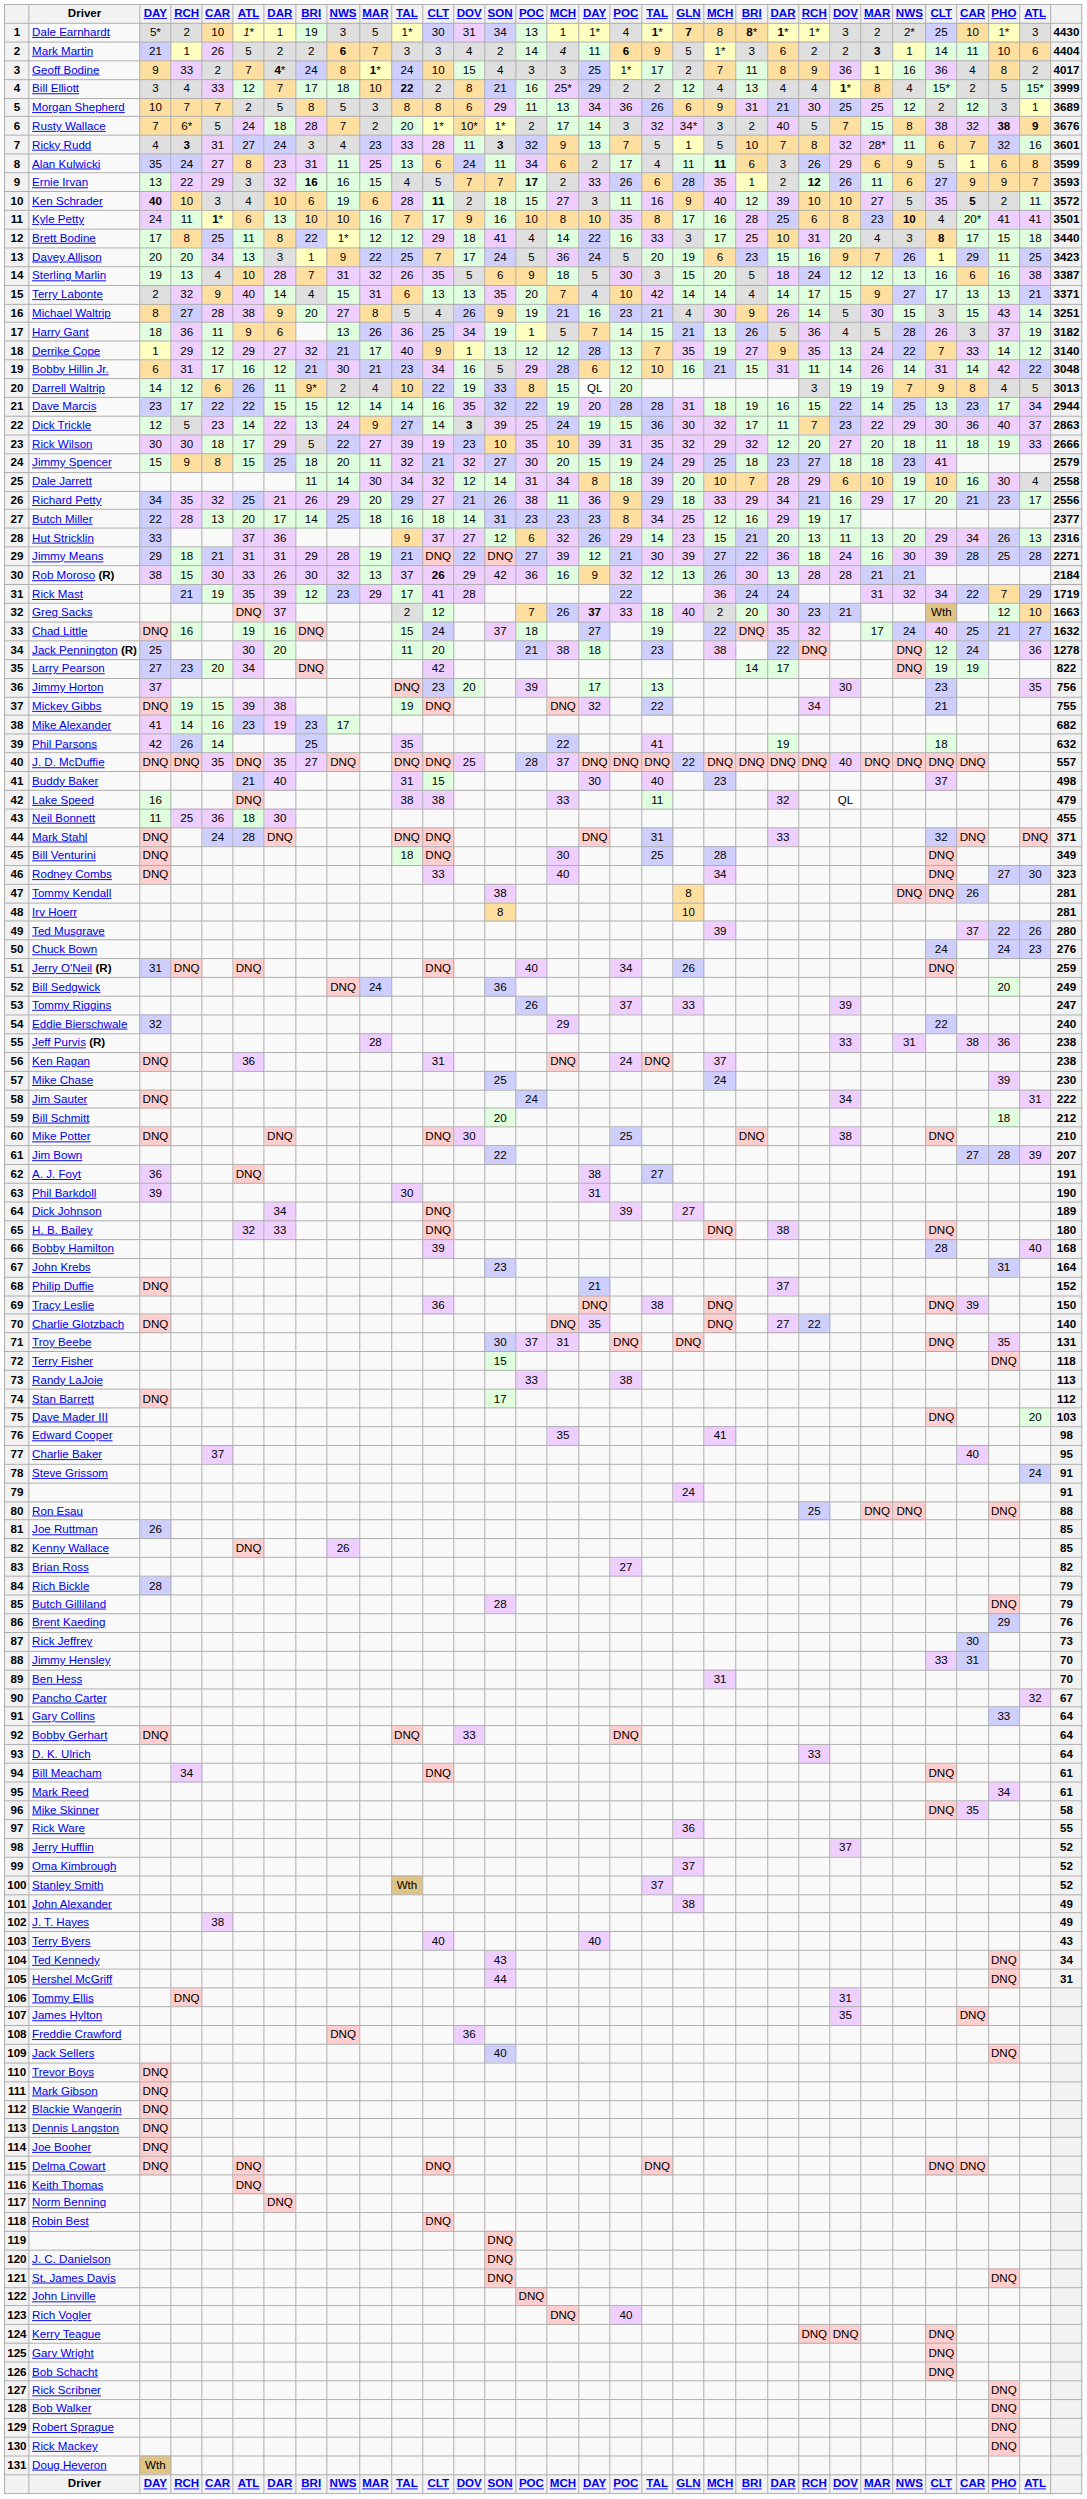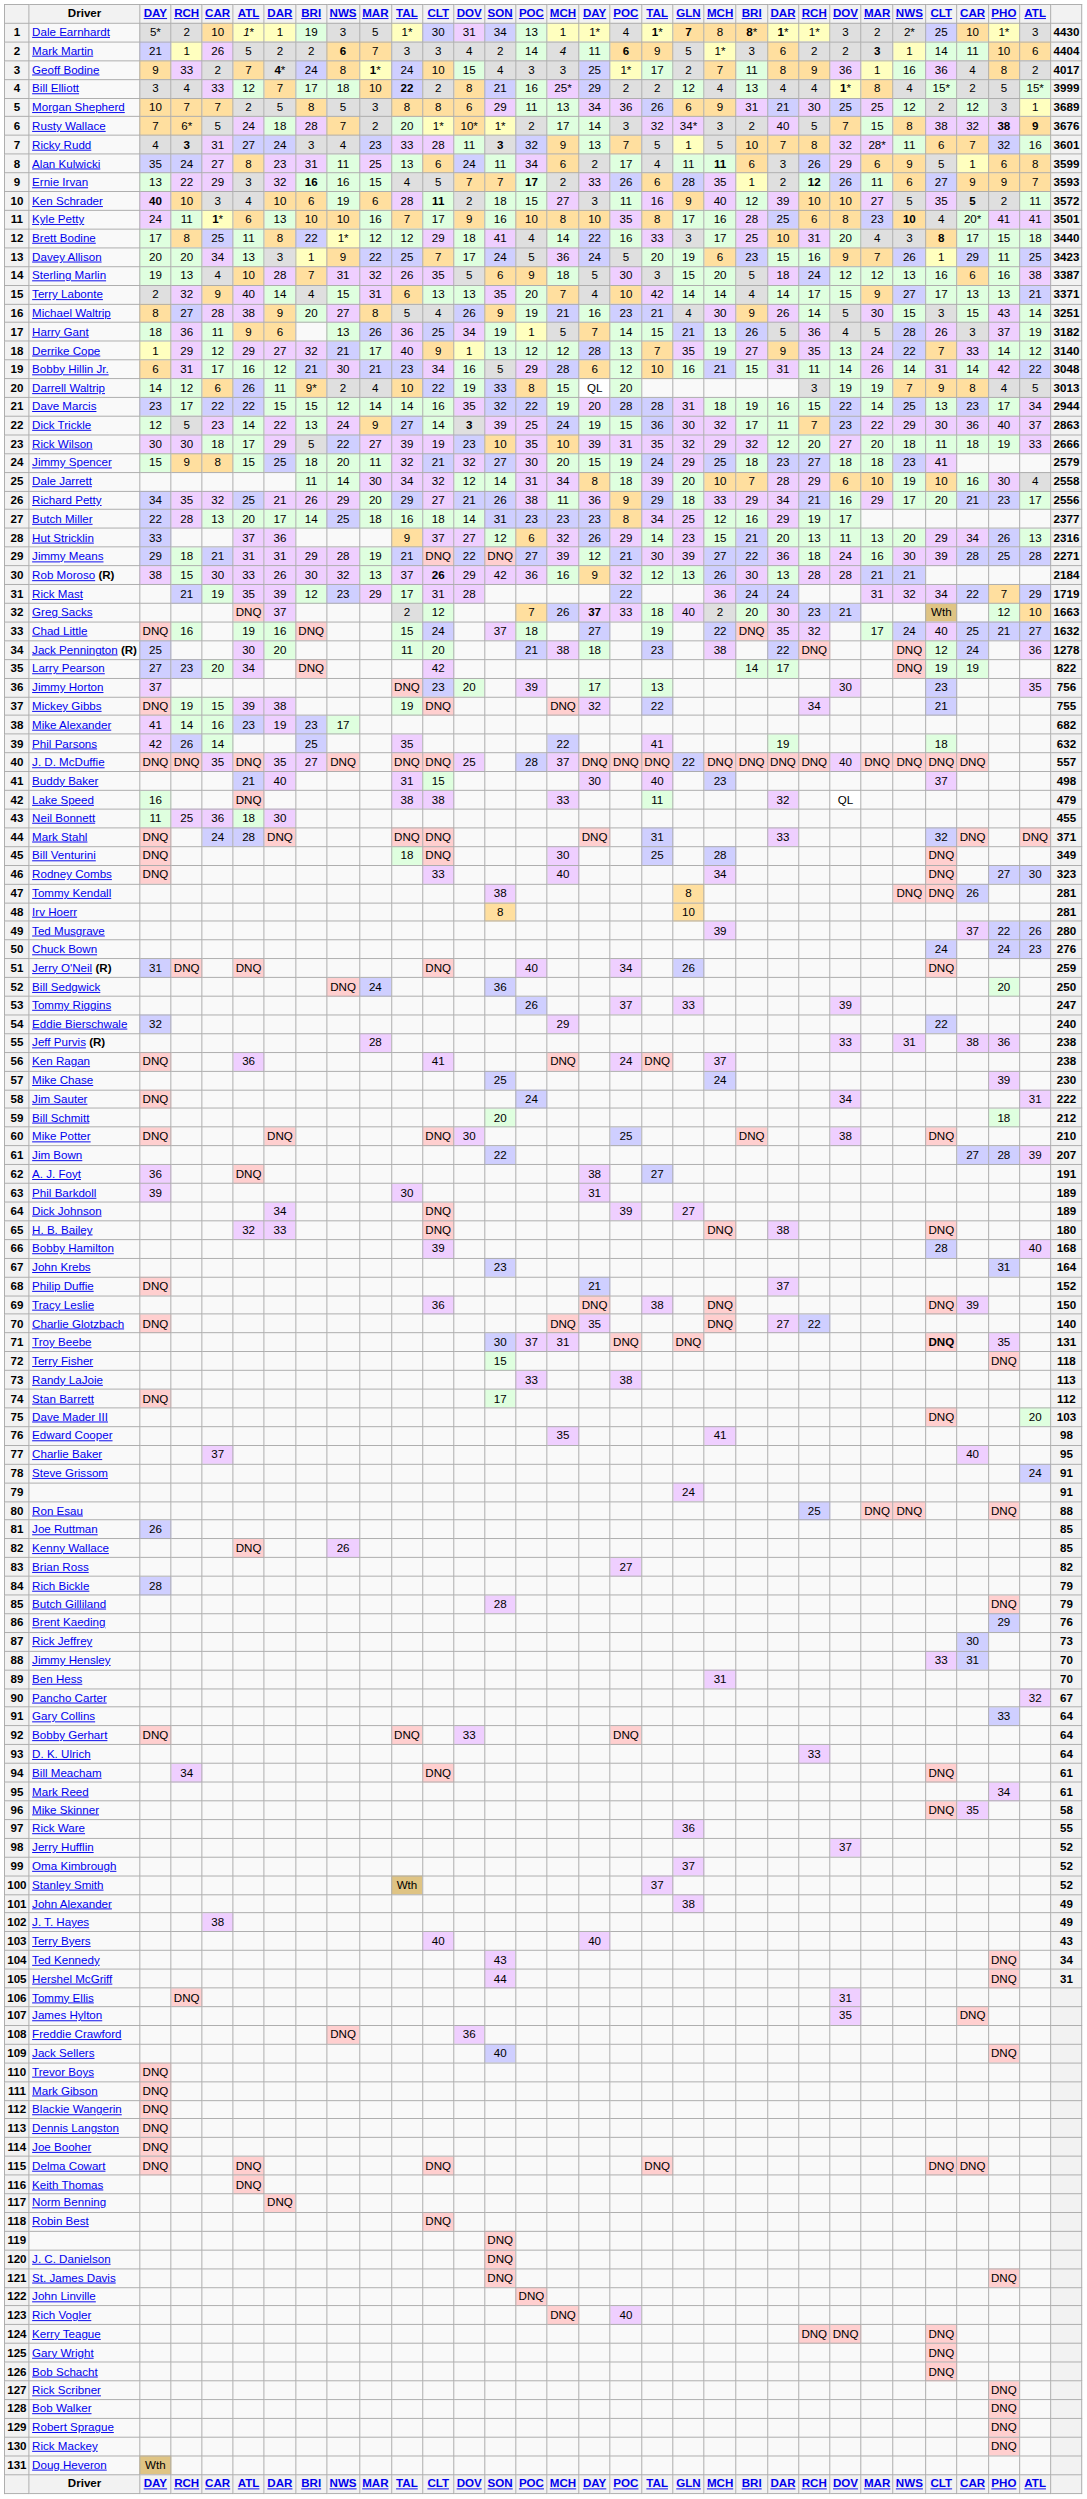(438, 594) 41 -> (438, 594) 31
(1066, 987) 249 -> (1066, 987) 250
(438, 1062) 31 -> (438, 1062) 41
(1066, 1193) 190 -> (1066, 1193) 189
(941, 1343) normal -> (941, 1343) bold
